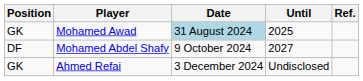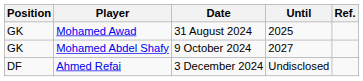(213, 31) lightblue background -> (213, 31) no background
(14, 48) DF -> (15, 48) GK
(15, 66) GK -> (14, 66) DF
